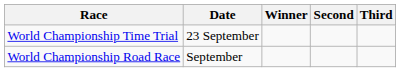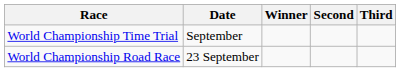(222, 35) 23 September -> (214, 35) September
(214, 56) September -> (222, 56) 23 September
